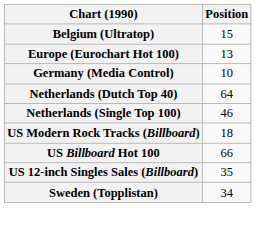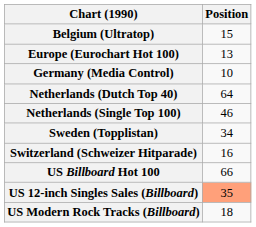rows swapped: (103, 192) <-> (103, 133)
+ row: (103, 152)
(227, 172) no background -> (227, 192) lightsalmon background
